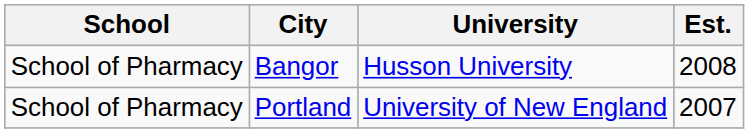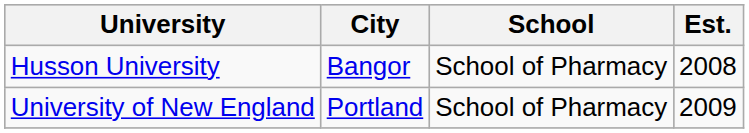columns swapped: (127, 25) <-> (515, 25)
(708, 107) 2007 -> (708, 107) 2009
